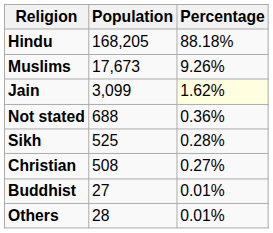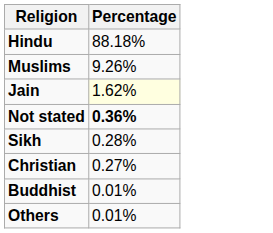- column: (133, 16)
(202, 116) normal -> (114, 116) bold
